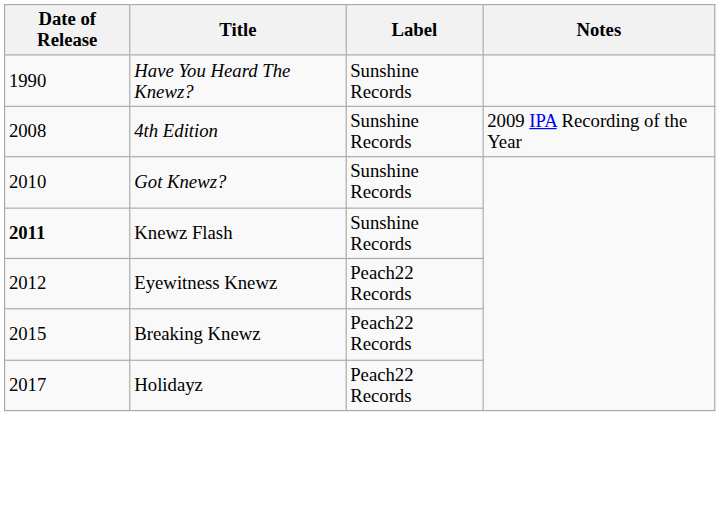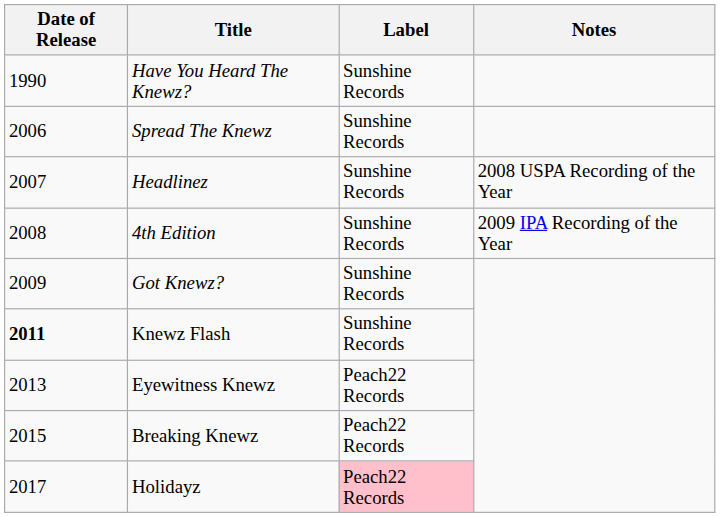+ row: (202, 131)
+ row: (170, 182)
(28, 182) 2010 -> (28, 283) 2009
(28, 283) 2012 -> (28, 385) 2013
(382, 385) no background -> (375, 486) pink background
